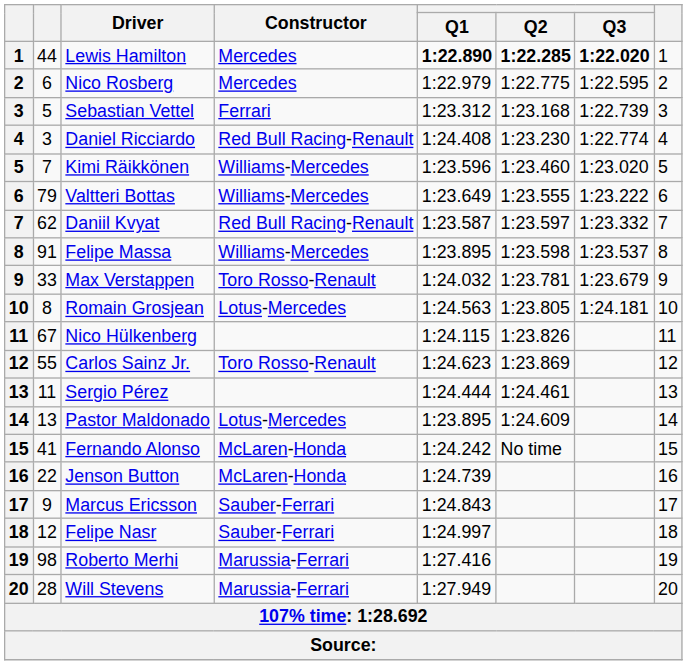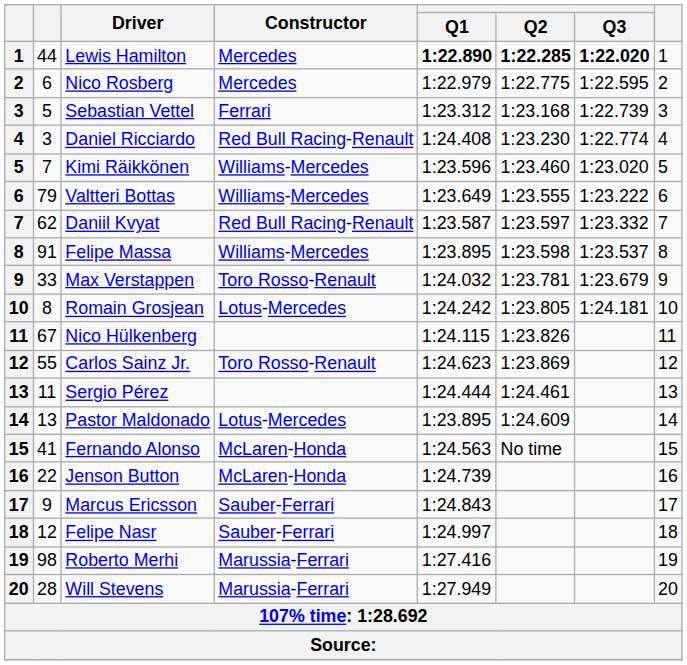(456, 308) 1:24.563 -> (456, 308) 1:24.242
(456, 448) 1:24.242 -> (456, 448) 1:24.563
